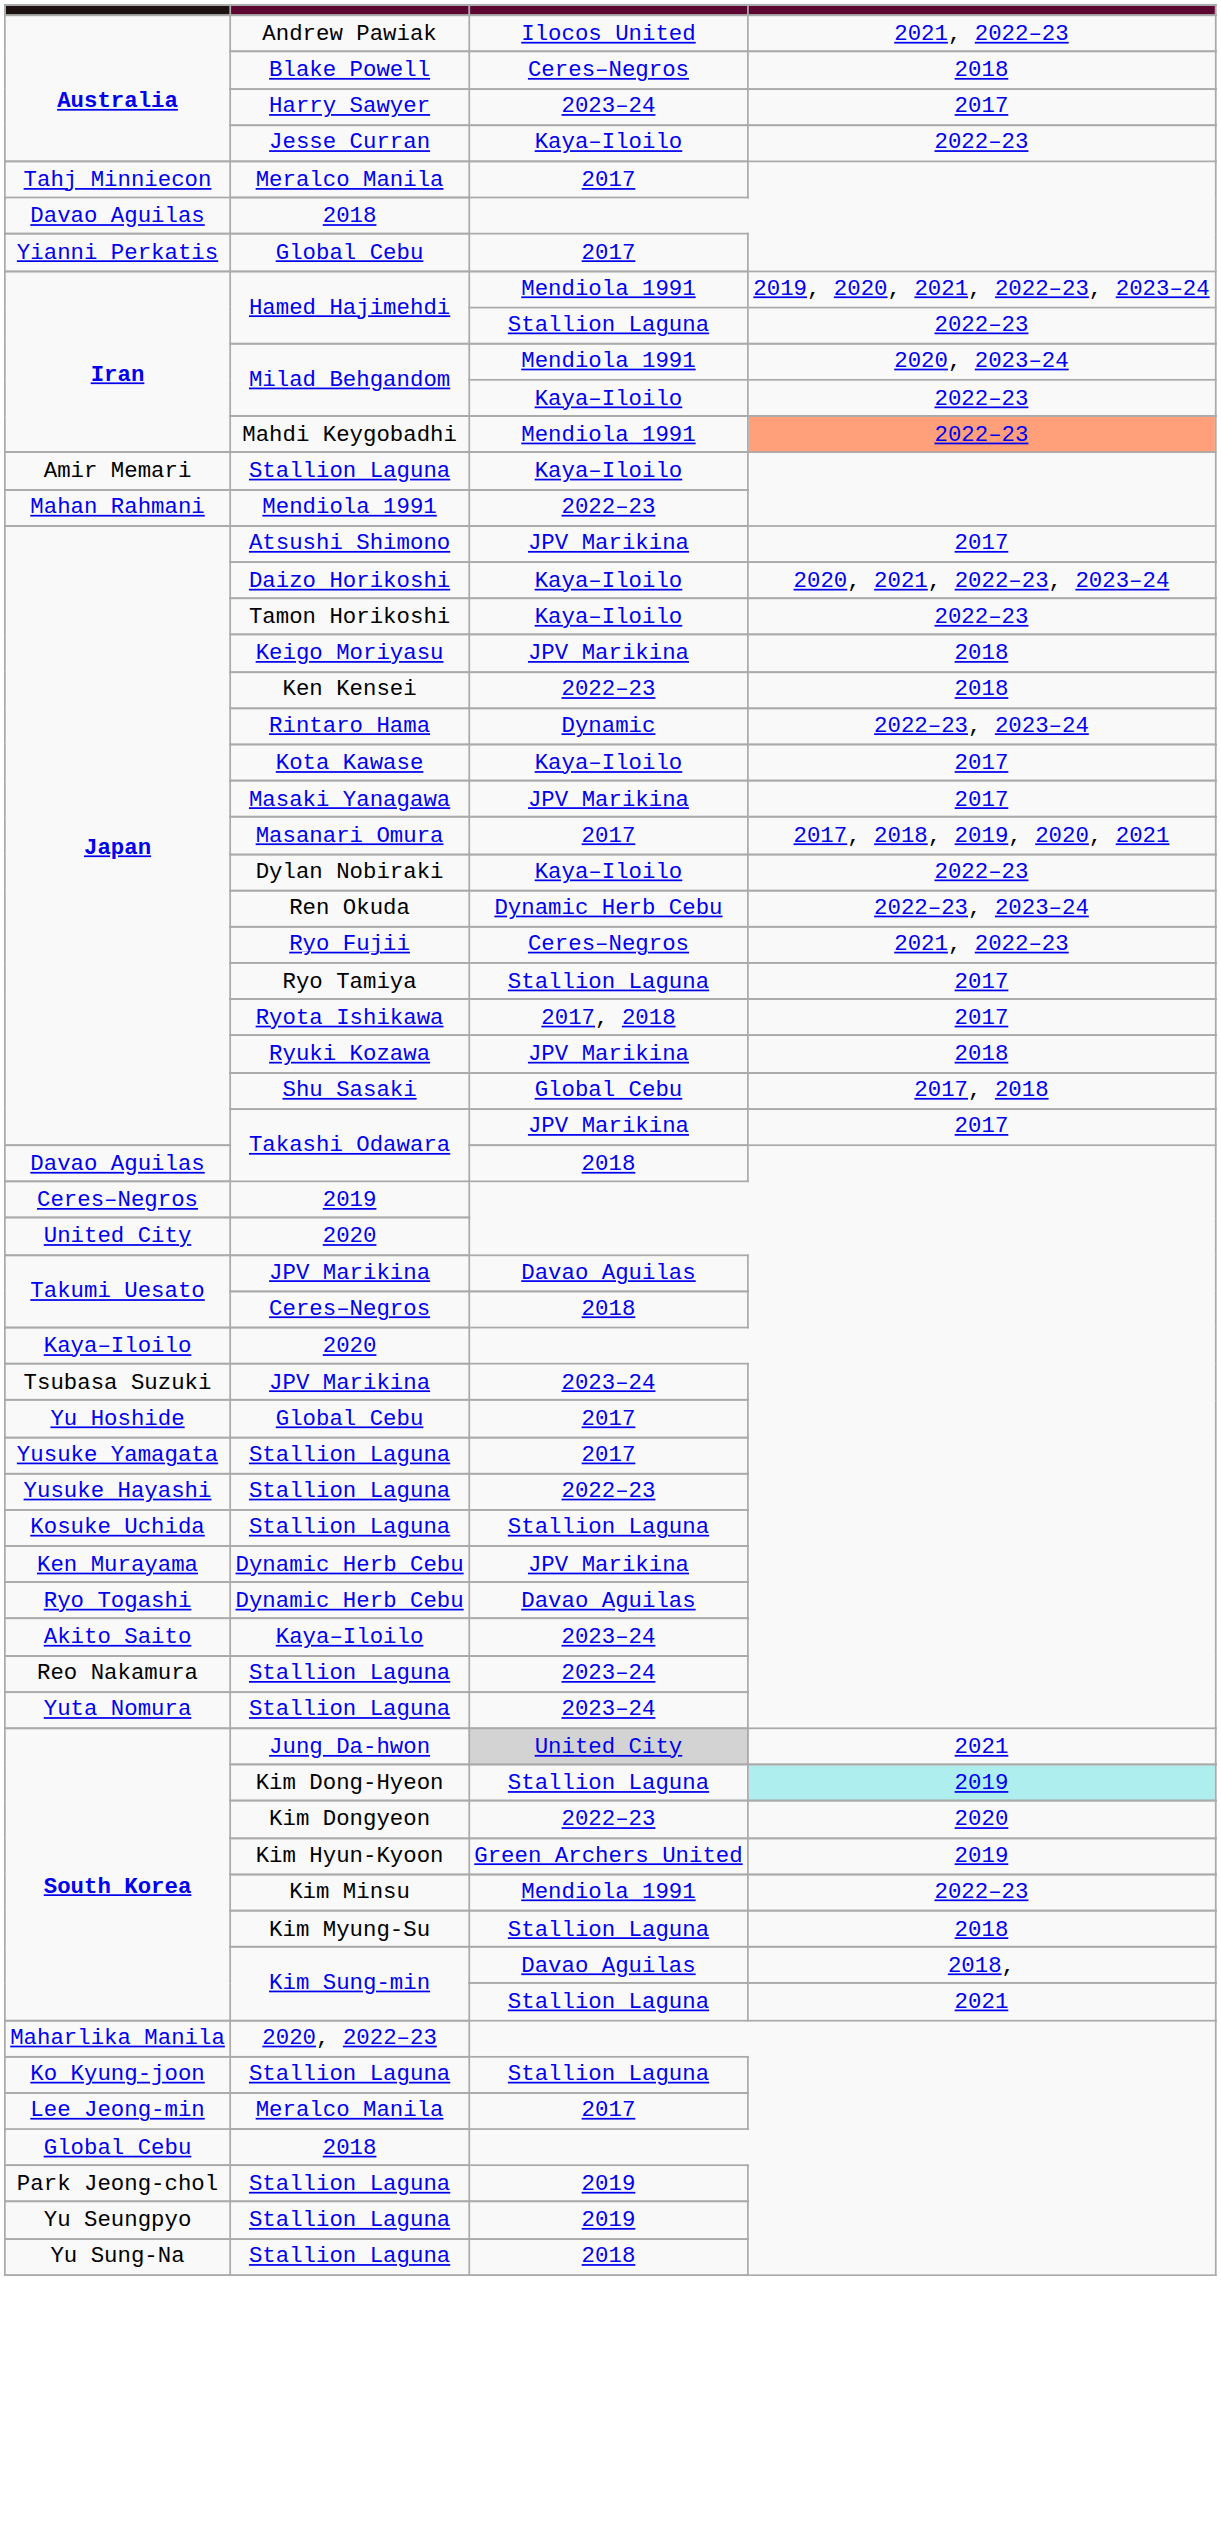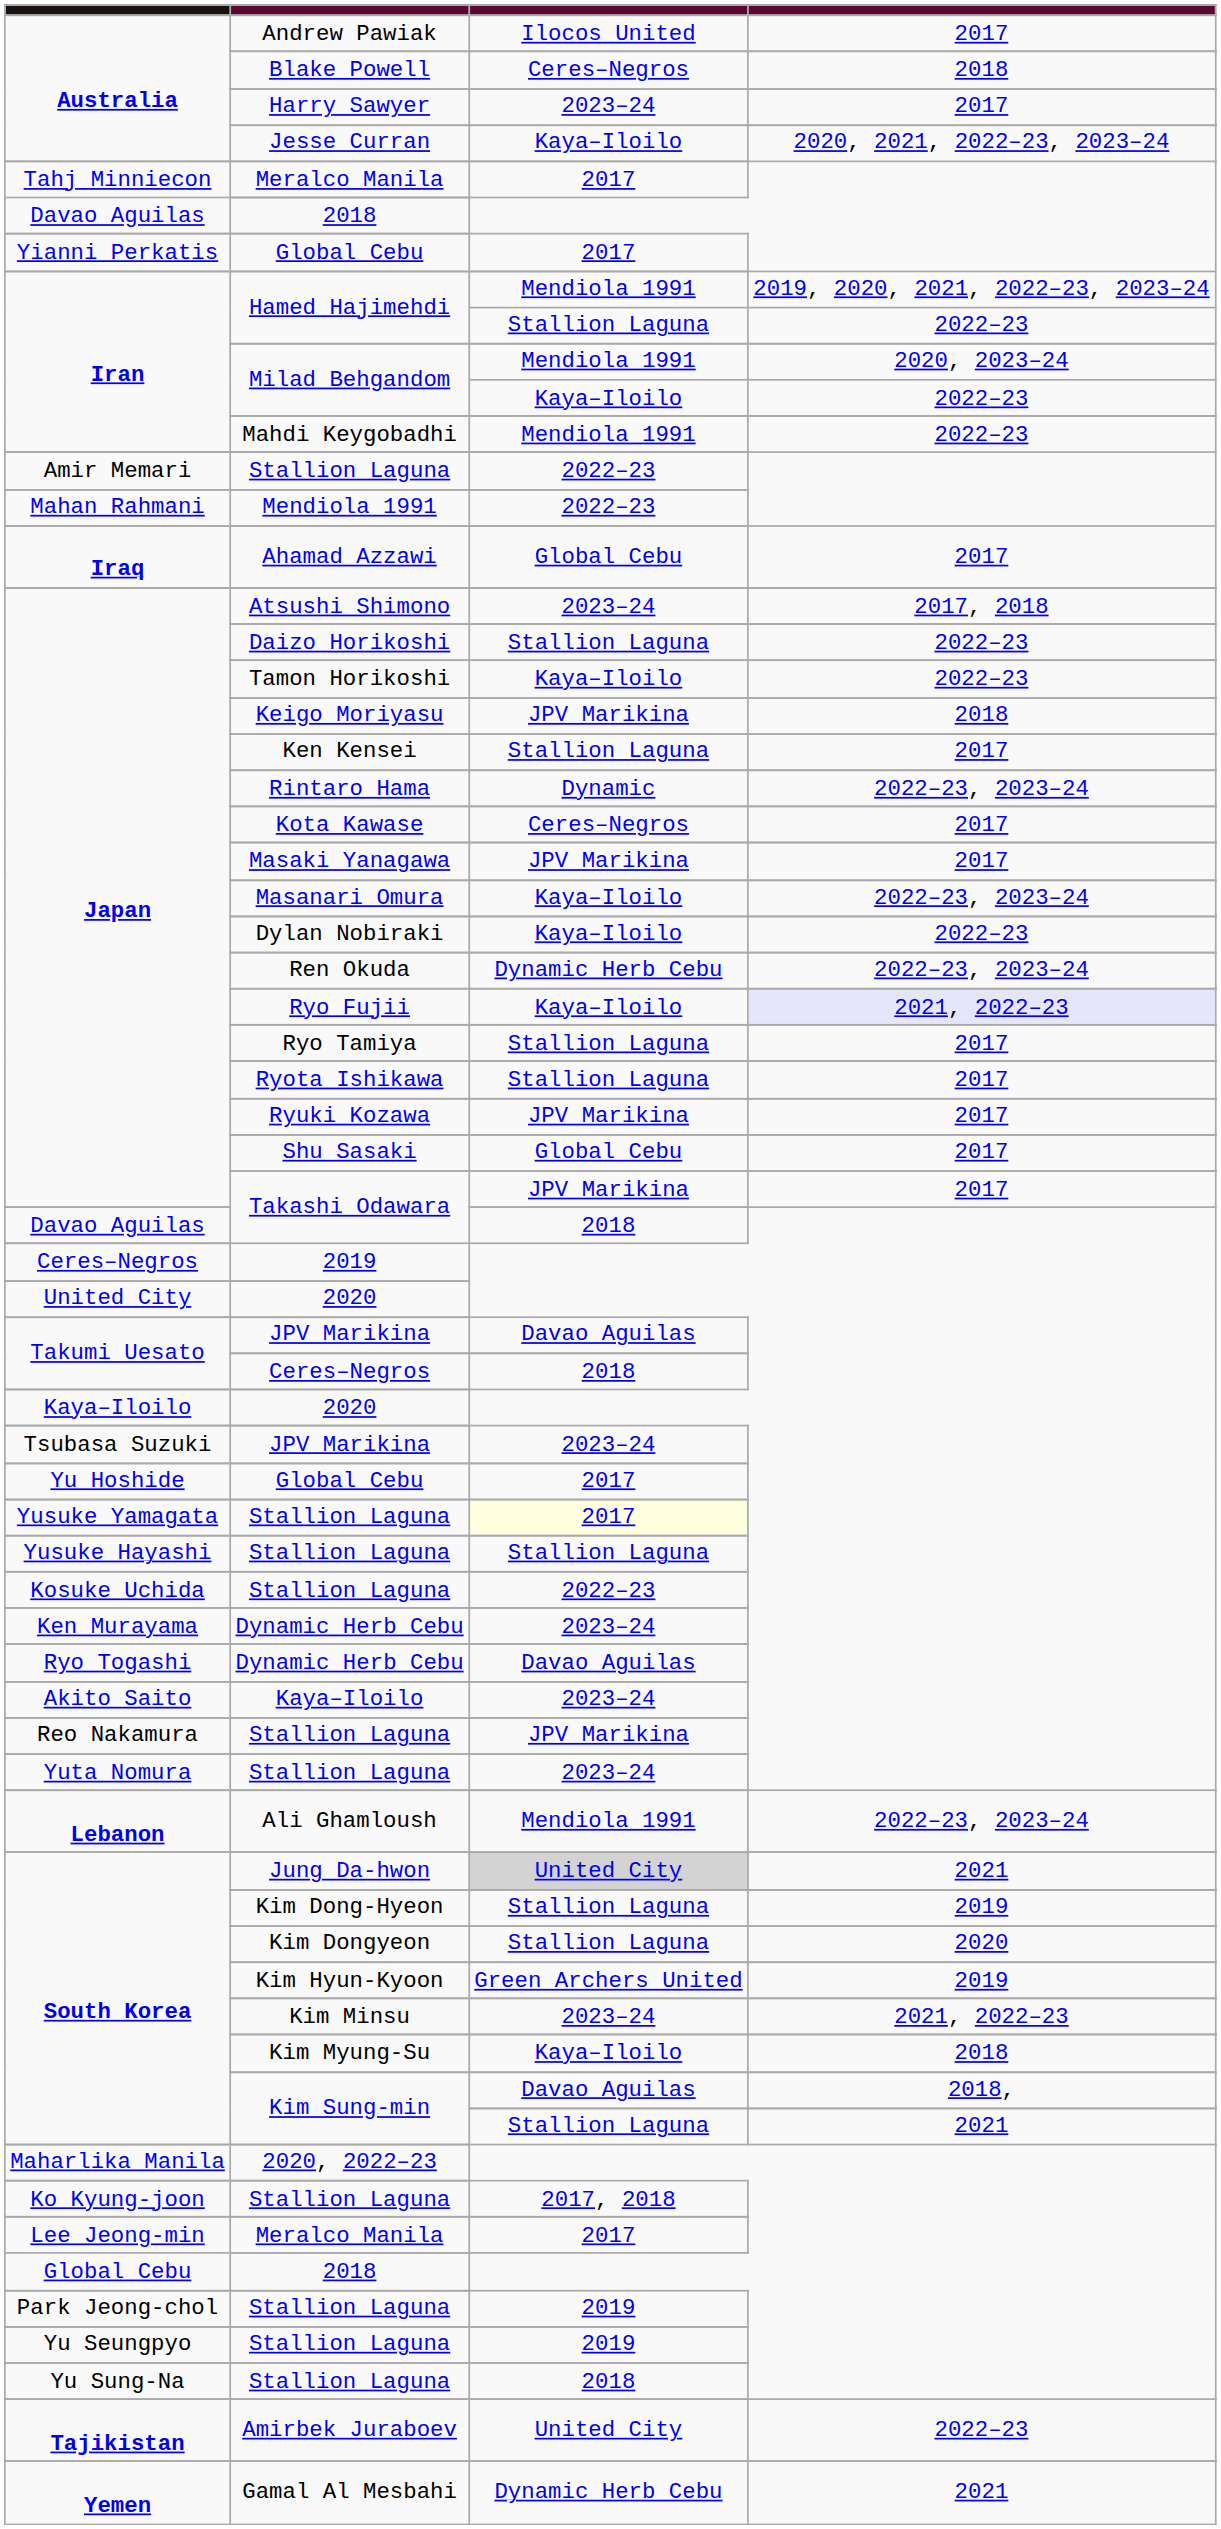(981, 34) 2021, 2022–23 -> (981, 34) 2017
(981, 143) 2022–23 -> (981, 143) 2020, 2021, 2022–23, 2023–24
(981, 435) lightsalmon background -> (981, 435) no background
(608, 471) Kaya–Iloilo -> (608, 471) 2022–23
+ row: (118, 570)
(608, 544) JPV Marikina -> (608, 606) 2023–24
(981, 544) 2017 -> (981, 606) 2017, 2018
(608, 580) Kaya–Iloilo -> (608, 643) Stallion Laguna
(981, 580) 2020, 2021, 2022–23, 2023–24 -> (981, 643) 2022–23
(608, 690) 2022–23 -> (608, 752) Stallion Laguna
(981, 690) 2018 -> (981, 752) 2017
(608, 763) Kaya–Iloilo -> (608, 825) Ceres–Negros
(608, 835) 2017 -> (608, 898) Kaya–Iloilo
(981, 835) 2017, 2018, 2019, 2020, 2021 -> (981, 898) 2022–23, 2023–24
(608, 945) Ceres–Negros -> (608, 1007) Kaya–Iloilo
(981, 945) no background -> (981, 1007) lavender background
(608, 1018) 2017, 2018 -> (608, 1080) Stallion Laguna
(981, 1054) 2018 -> (981, 1116) 2017
(981, 1091) 2017, 2018 -> (981, 1153) 2017
(608, 1455) no background -> (608, 1517) lightyellow background
(608, 1491) 2022–23 -> (608, 1554) Stallion Laguna
(608, 1528) Stallion Laguna -> (608, 1590) 2022–23
(608, 1564) JPV Marikina -> (608, 1627) 2023–24
(608, 1674) 2023–24 -> (608, 1736) JPV Marikina
+ row: (118, 1835)
(981, 1783) paleturquoise background -> (981, 1907) no background
(608, 1819) 2022–23 -> (608, 1944) Stallion Laguna
(608, 1892) Mendiola 1991 -> (608, 2017) 2023–24
(981, 1892) 2022–23 -> (981, 2017) 2021, 2022–23
(608, 1929) Stallion Laguna -> (608, 2053) Kaya–Iloilo
(608, 2075) Stallion Laguna -> (608, 2199) 2017, 2018
+ row: (118, 2443)
+ row: (118, 2506)
